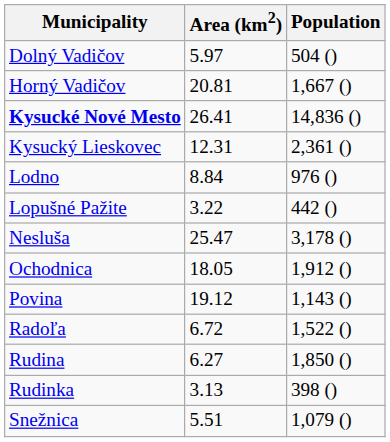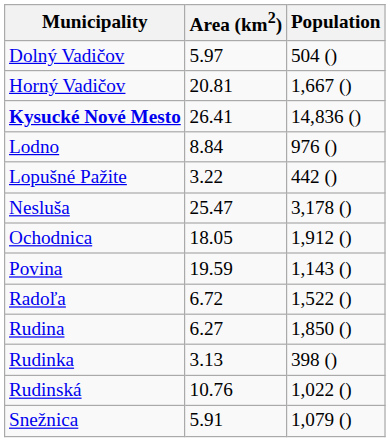- row: (85, 146)
(211, 298) 19.12 -> (211, 268) 19.59
+ row: (45, 390)
(206, 420) 5.51 -> (206, 420) 5.91
